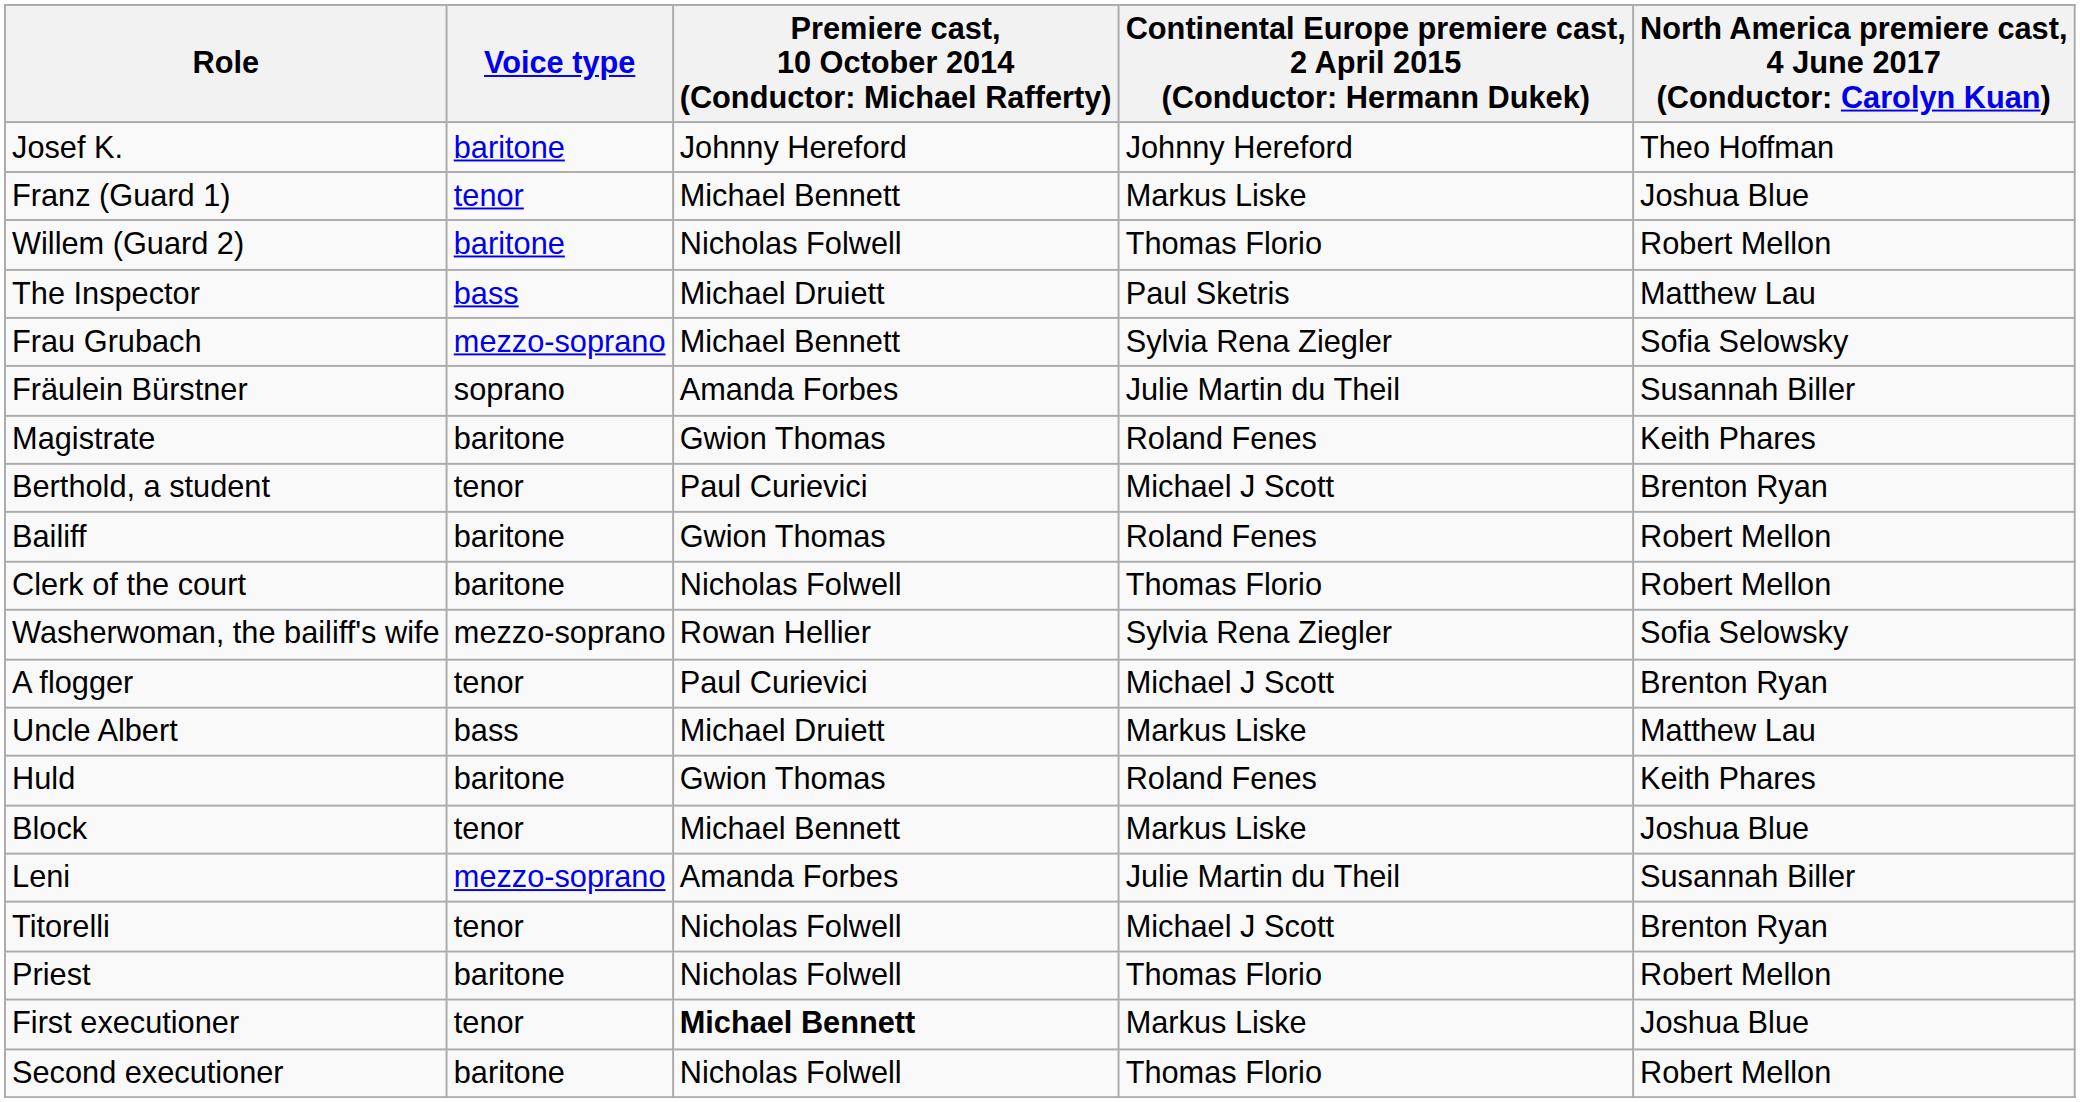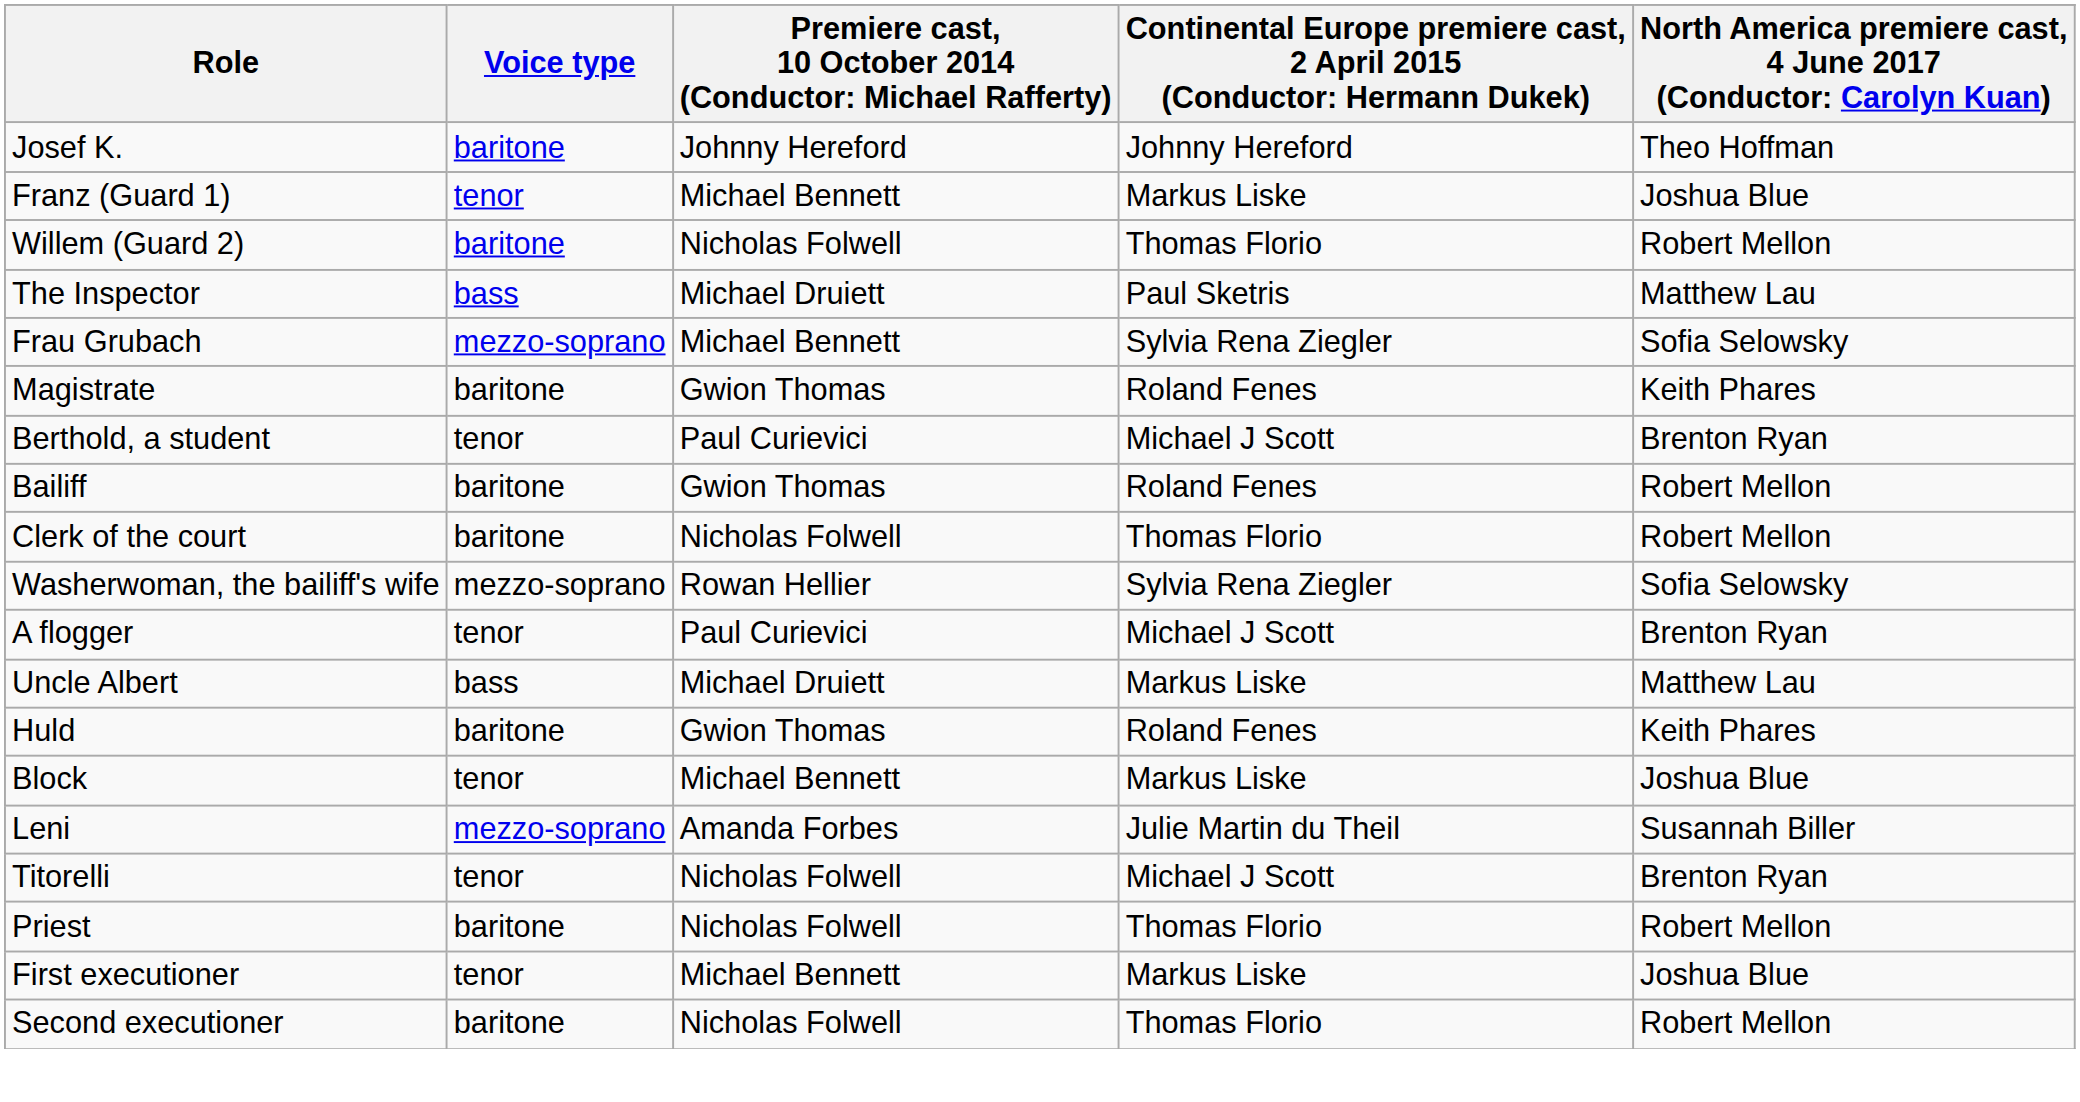- row: (130, 390)
(797, 1023) bold -> (790, 974) normal
